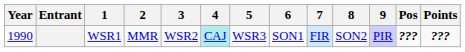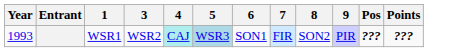- column: (143, 15)
(20, 36) 1990 -> (20, 36) 1993
(249, 36) no background -> (212, 36) lightblue background
